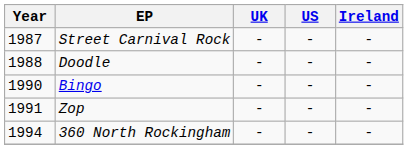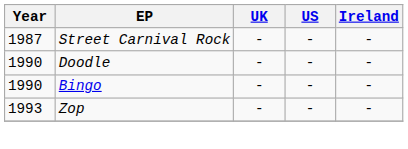(25, 63) 1988 -> (25, 63) 1990
(25, 109) 1991 -> (25, 109) 1993
- row: (145, 133)
